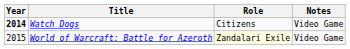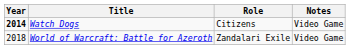(16, 38) 2015 -> (16, 38) 2018
(253, 38) lightyellow background -> (253, 38) no background
